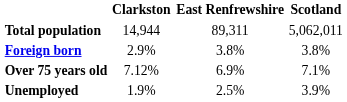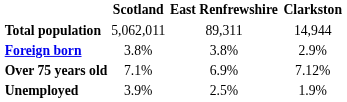columns swapped: (141, 9) <-> (316, 9)
